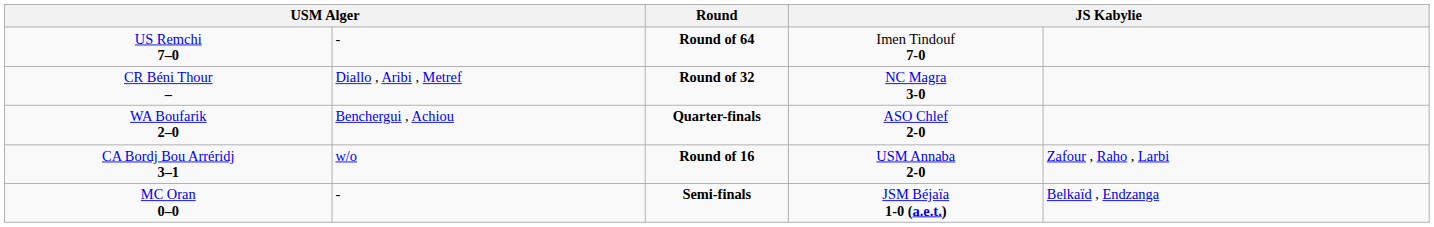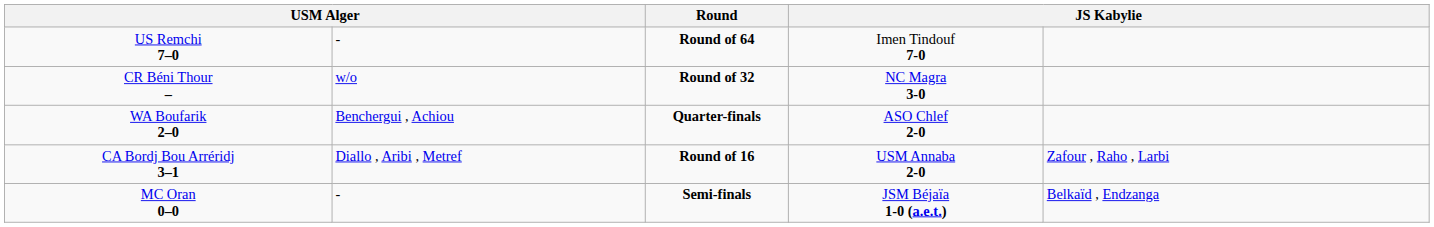(399, 77) Diallo , Aribi , Metref -> (346, 77) w/o
(346, 155) w/o -> (399, 155) Diallo , Aribi , Metref
